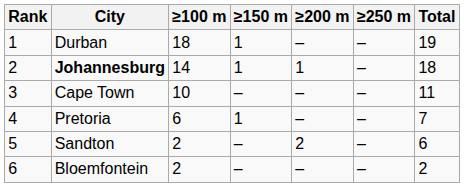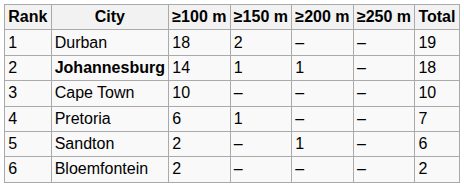(238, 42) 1 -> (238, 42) 2
(427, 93) 11 -> (427, 93) 10
(300, 144) 2 -> (300, 144) 1
